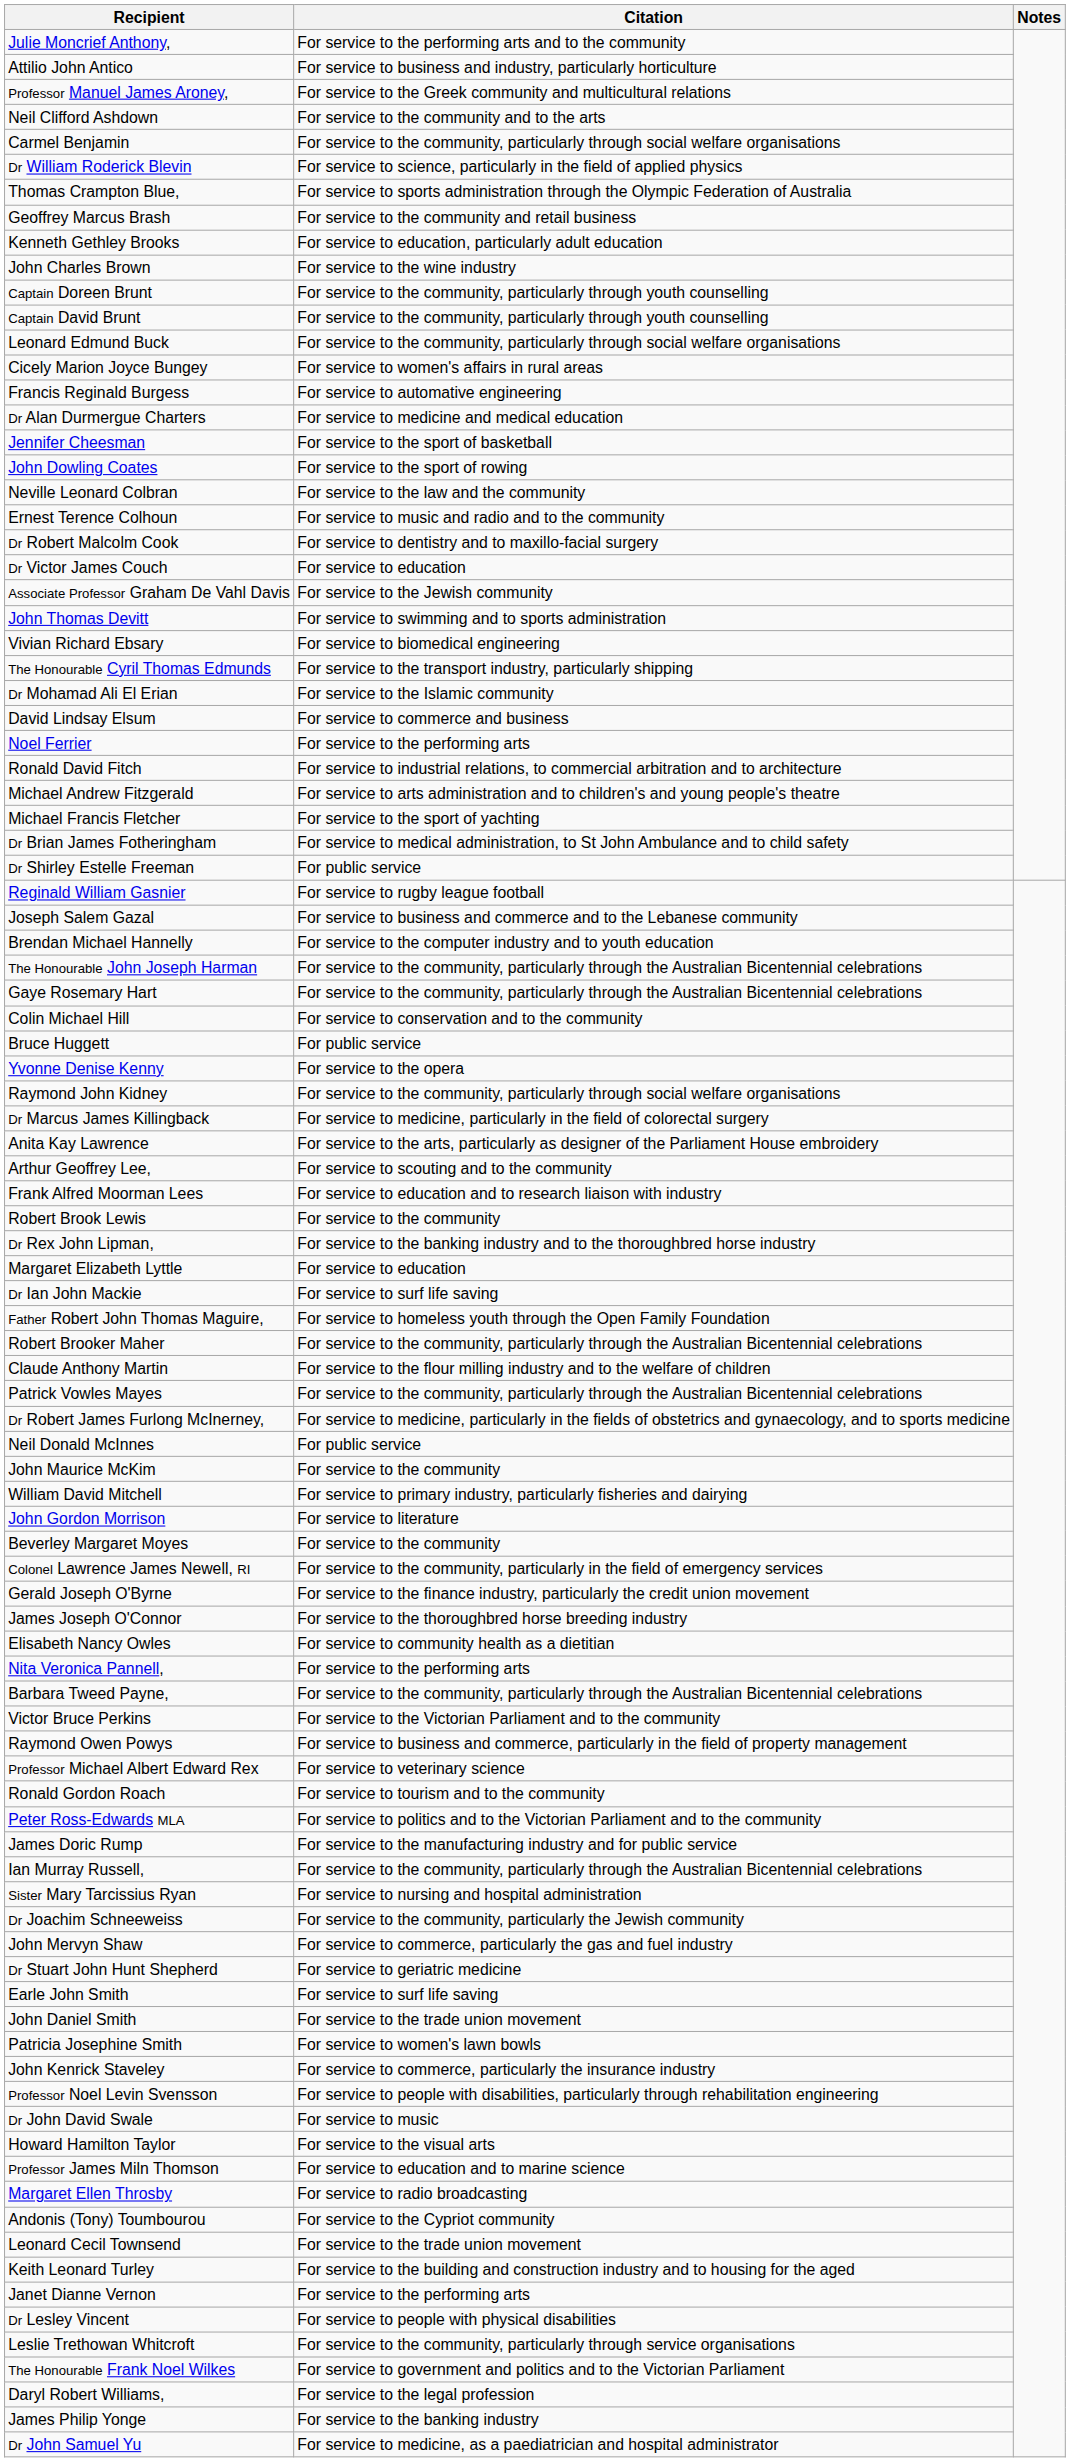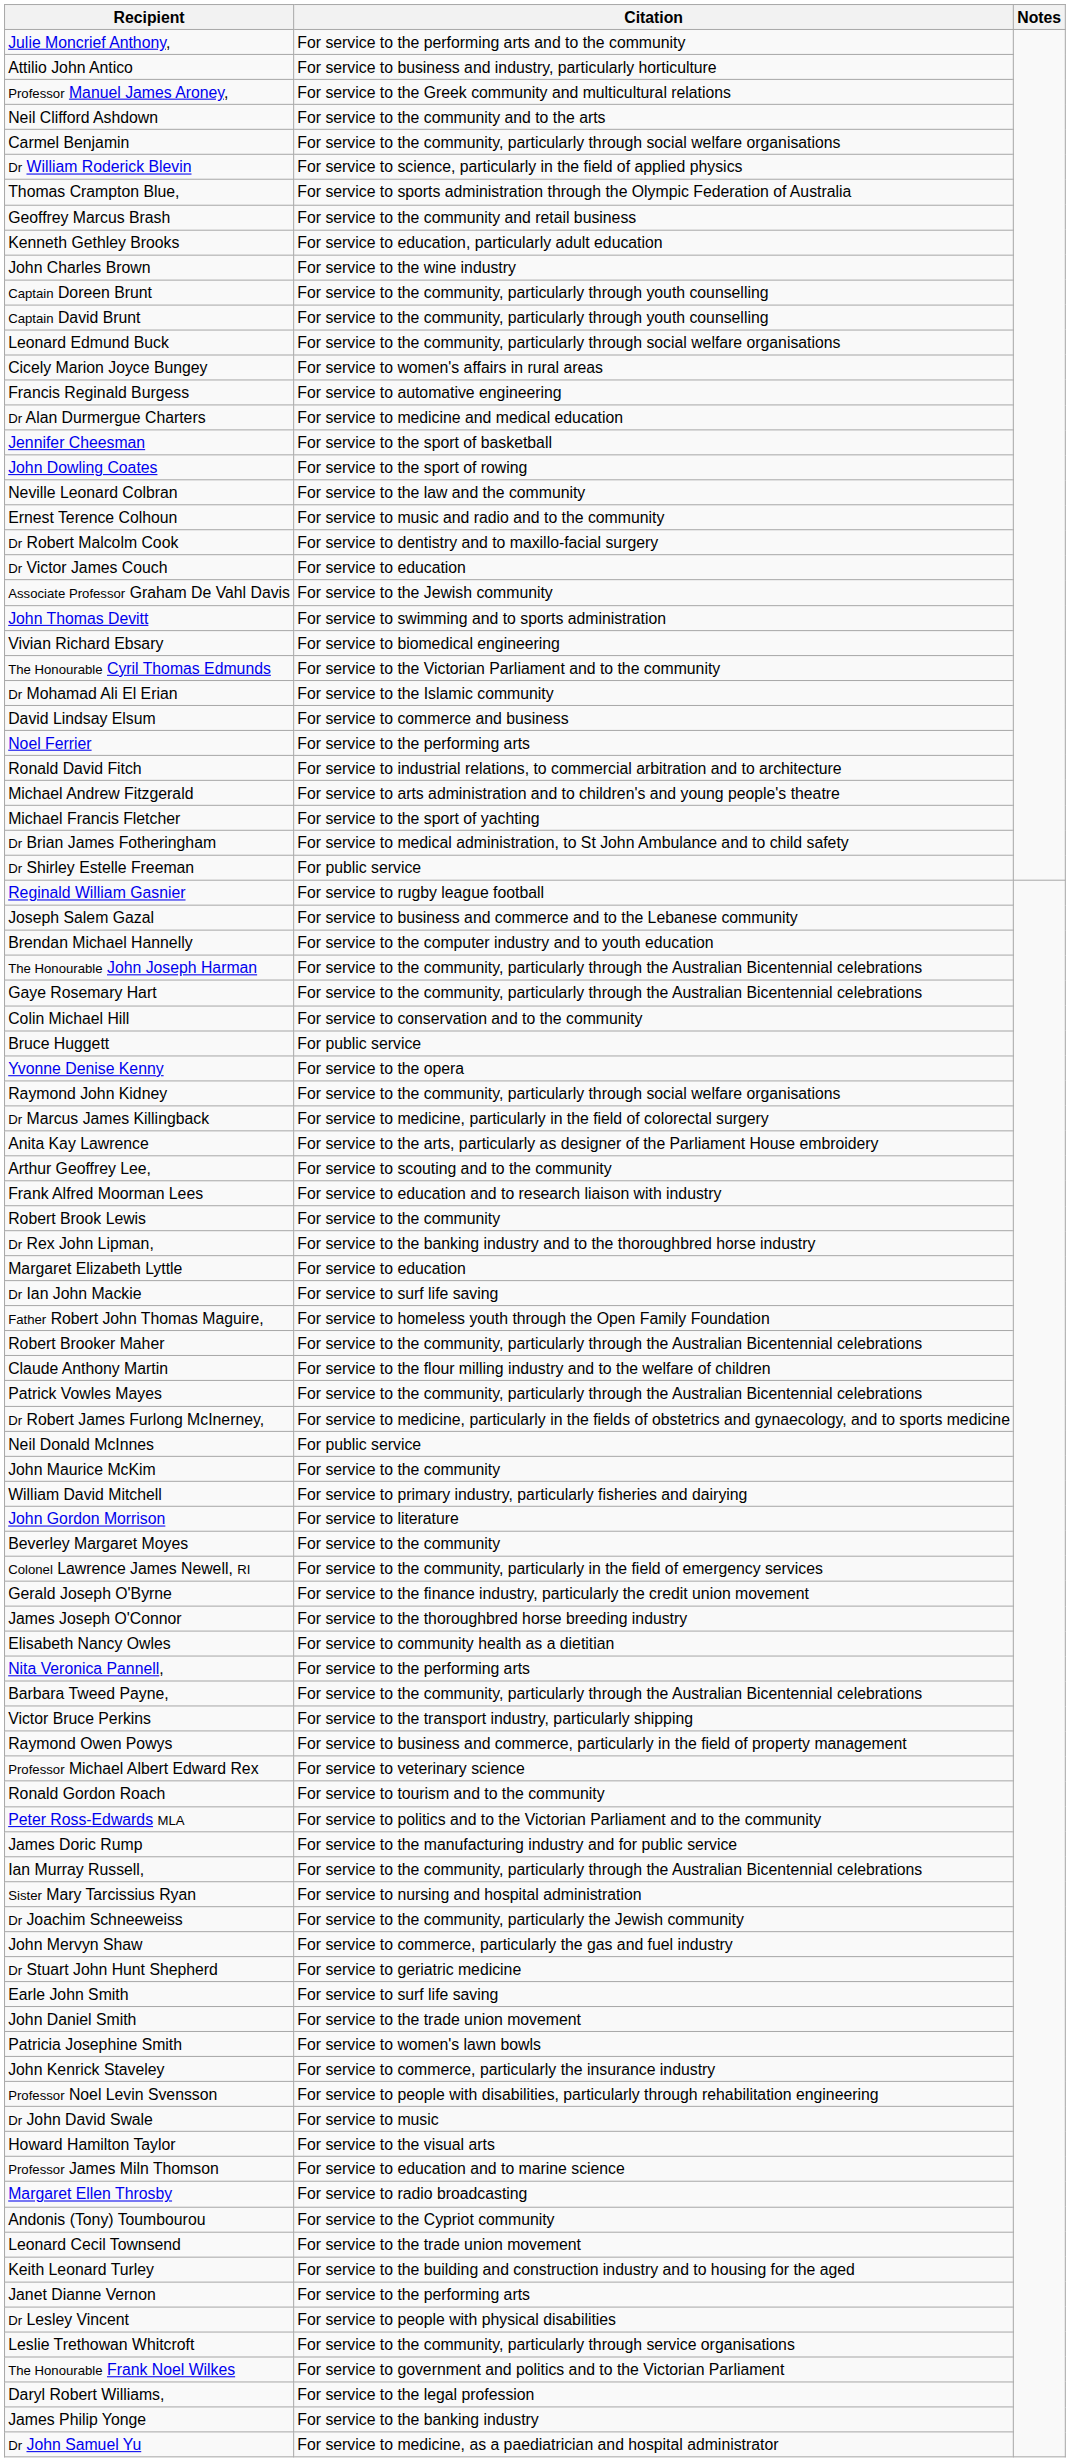(495, 668) For service to the transport industry, particularly shipping -> (509, 668) For service to the Victorian Parliament and to the community
(509, 1719) For service to the Victorian Parliament and to the community -> (495, 1719) For service to the transport industry, particularly shipping
